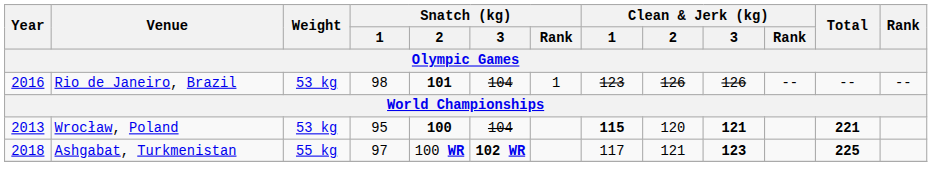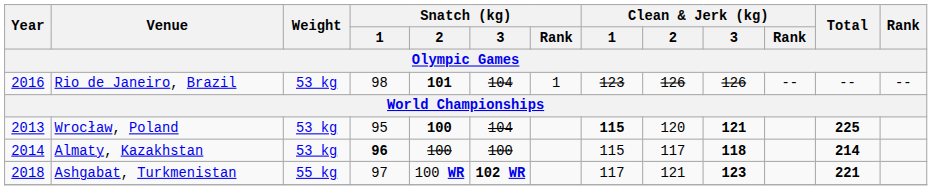(847, 128) 221 -> (847, 128) 225
+ row: (129, 151)
(847, 151) 225 -> (847, 173) 221
